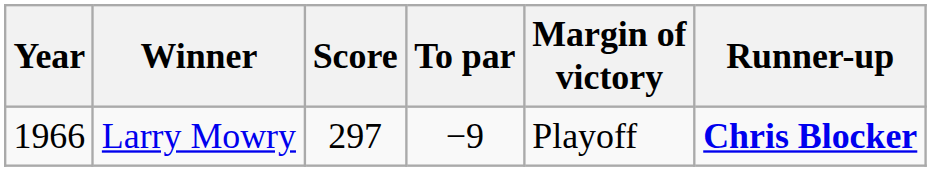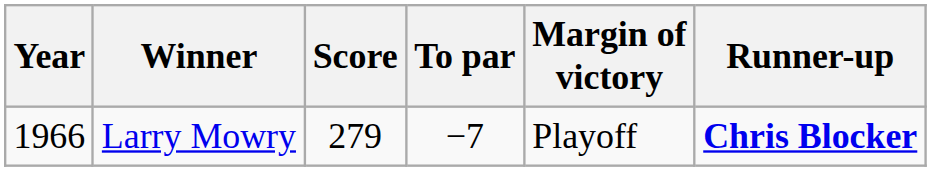(355, 135) 297 -> (355, 135) 279
(465, 135) −9 -> (465, 135) −7
